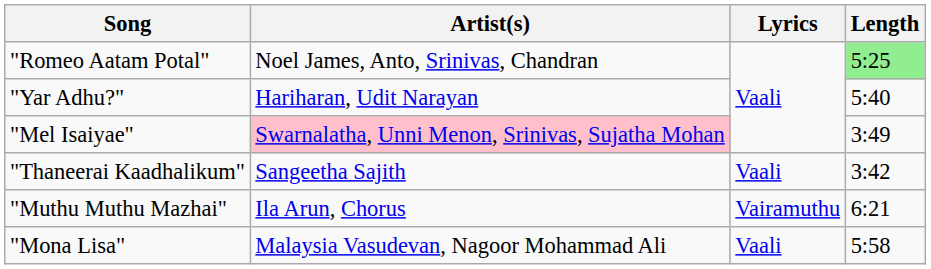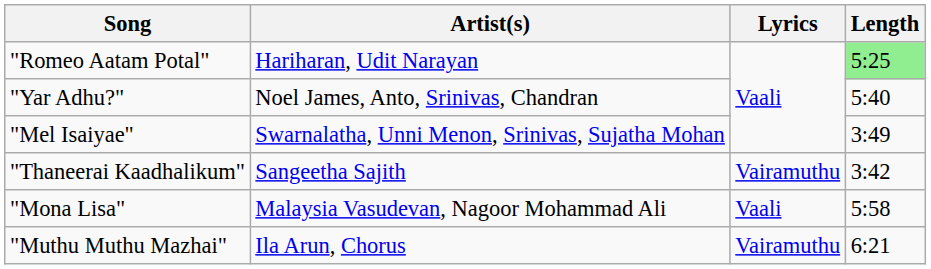(427, 60) Noel James, Anto, Srinivas, Chandran -> (367, 60) Hariharan, Udit Narayan
(367, 97) Hariharan, Udit Narayan -> (427, 97) Noel James, Anto, Srinivas, Chandran
(490, 134) pink background -> (490, 134) no background
(758, 171) Vaali -> (788, 171) Vairamuthu
rows swapped: (118, 208) <-> (68, 245)
